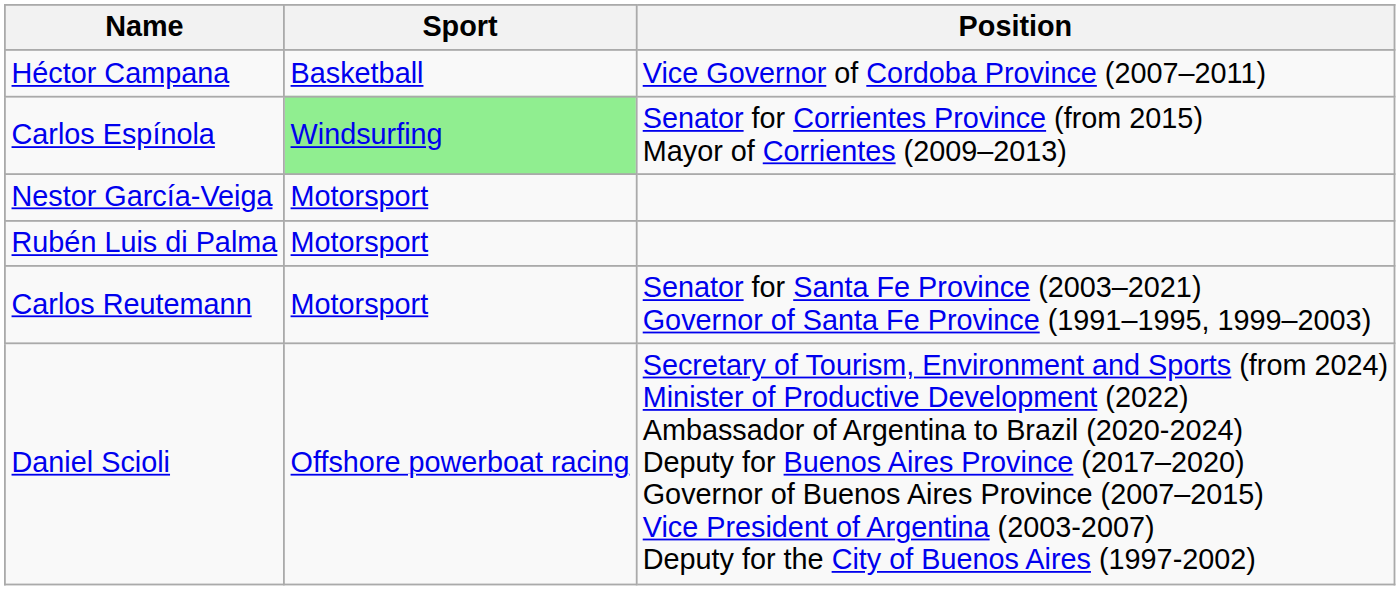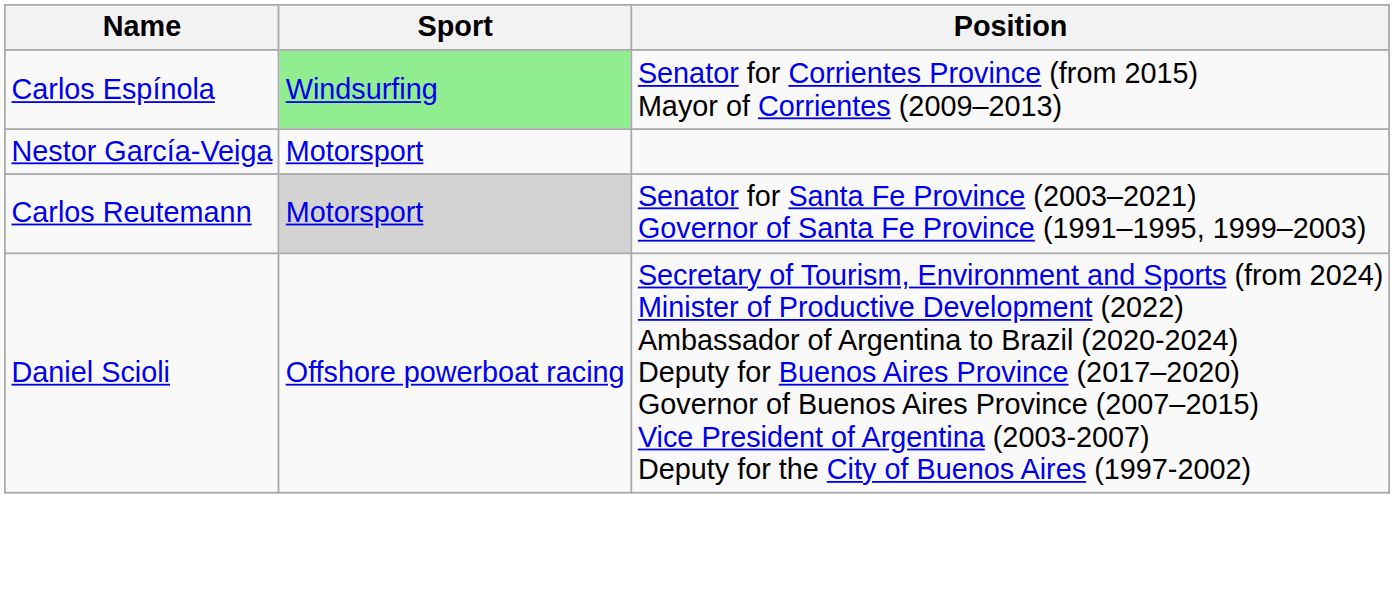- row: (120, 73)
- row: (144, 242)
(359, 304) no background -> (355, 212) lightgrey background
